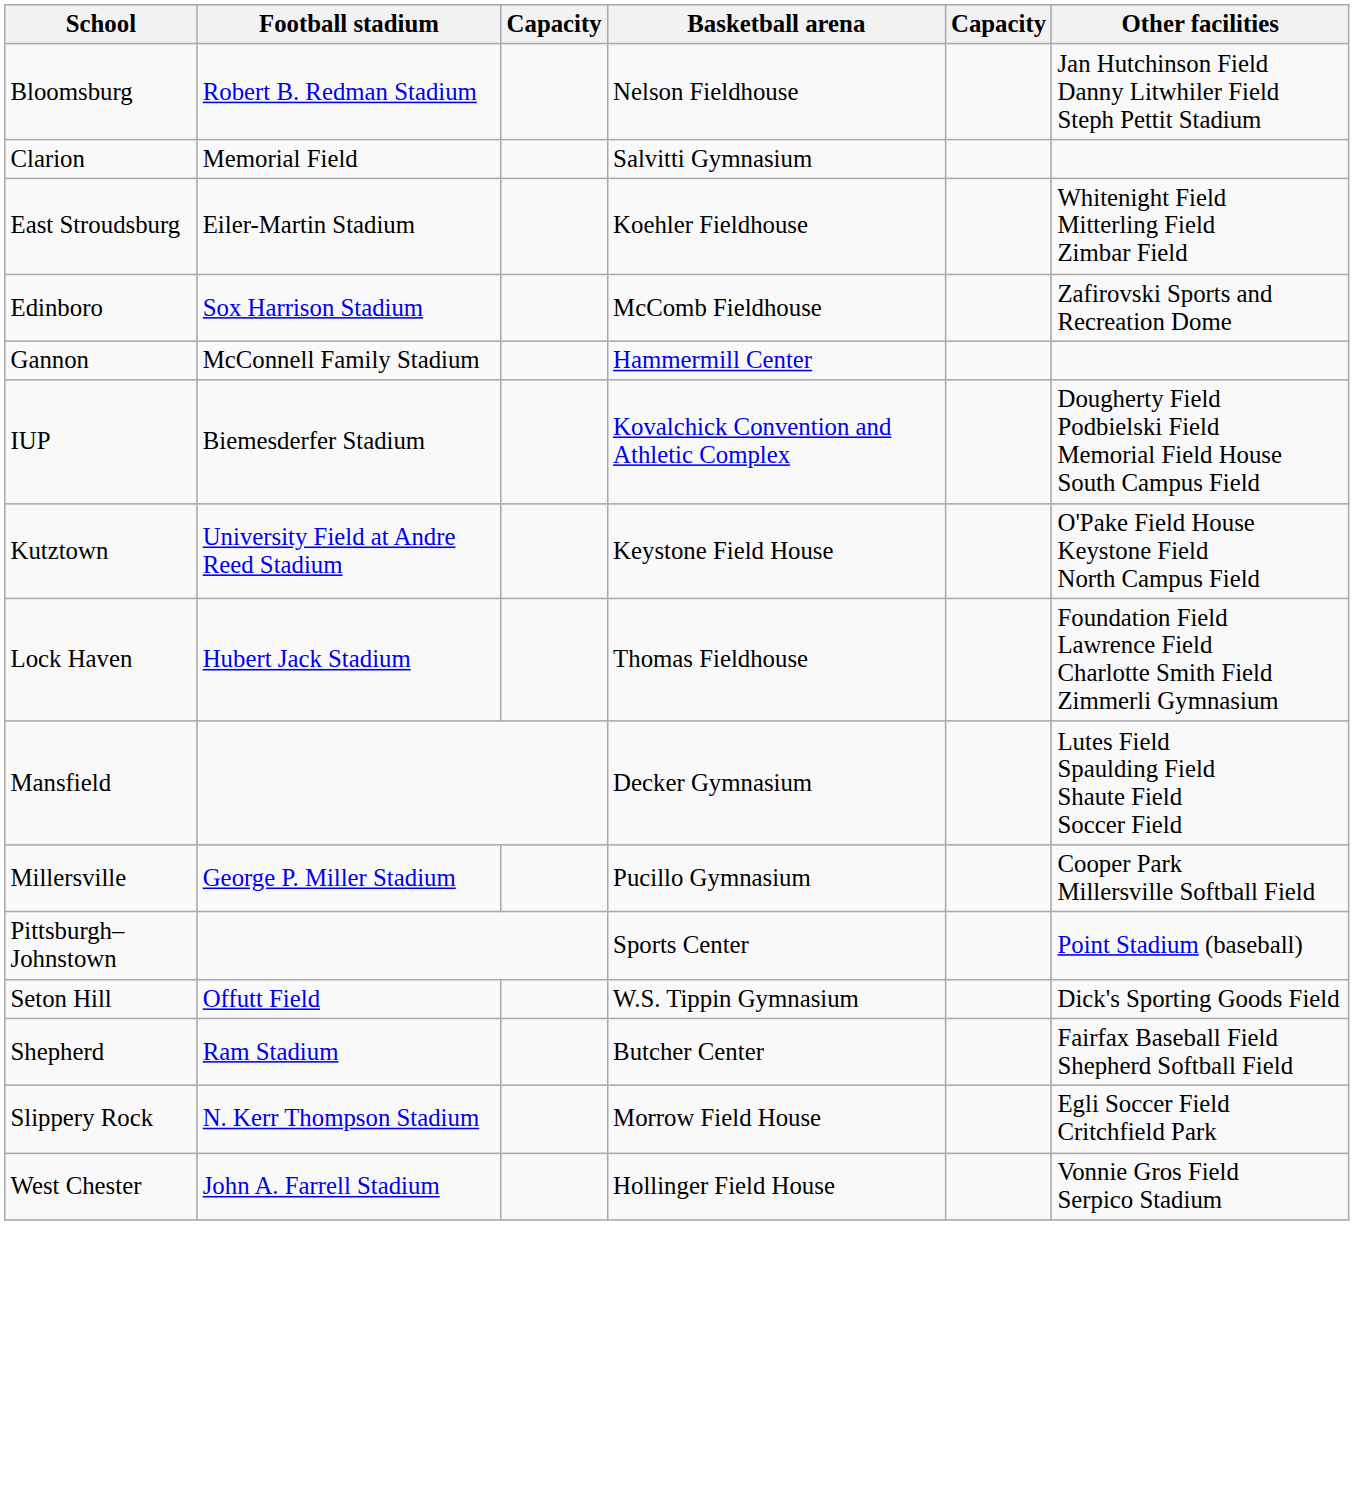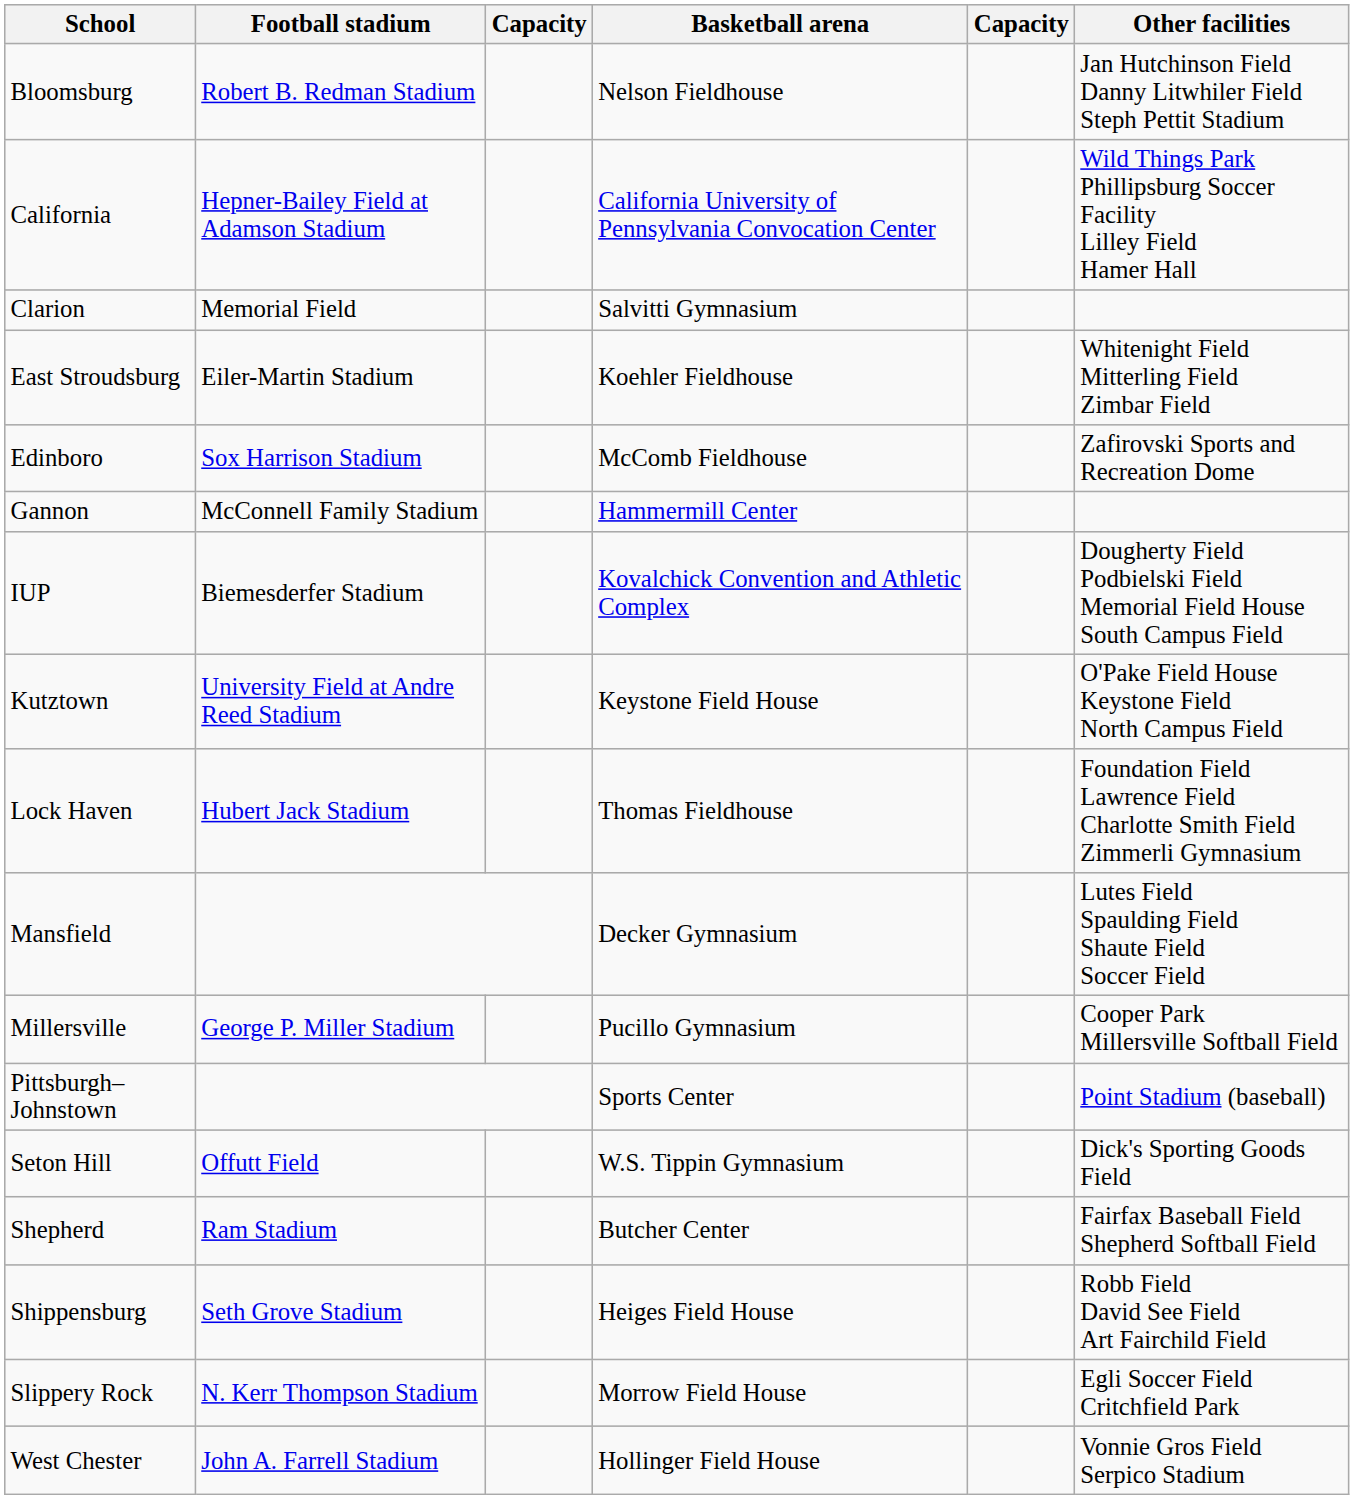+ row: (61, 214)
+ row: (78, 1311)
